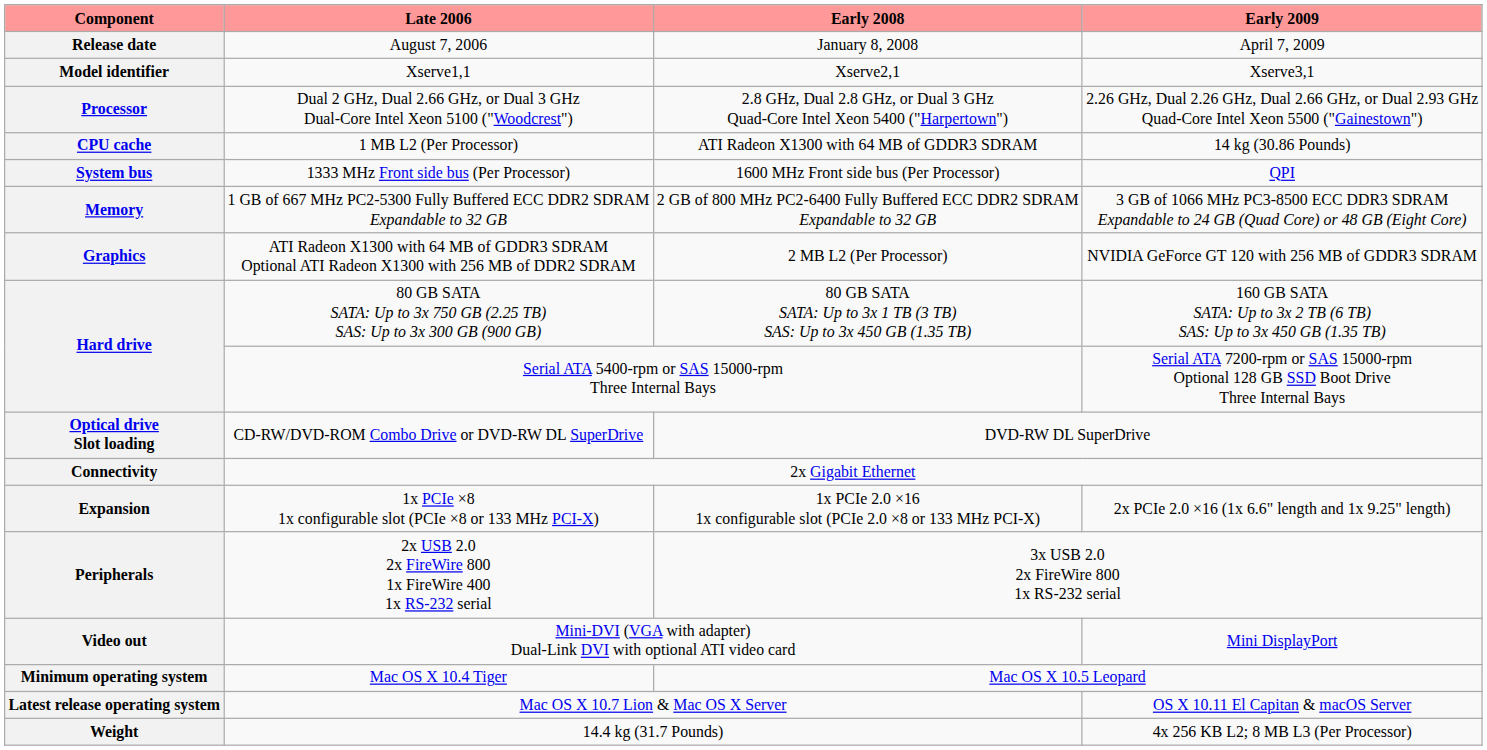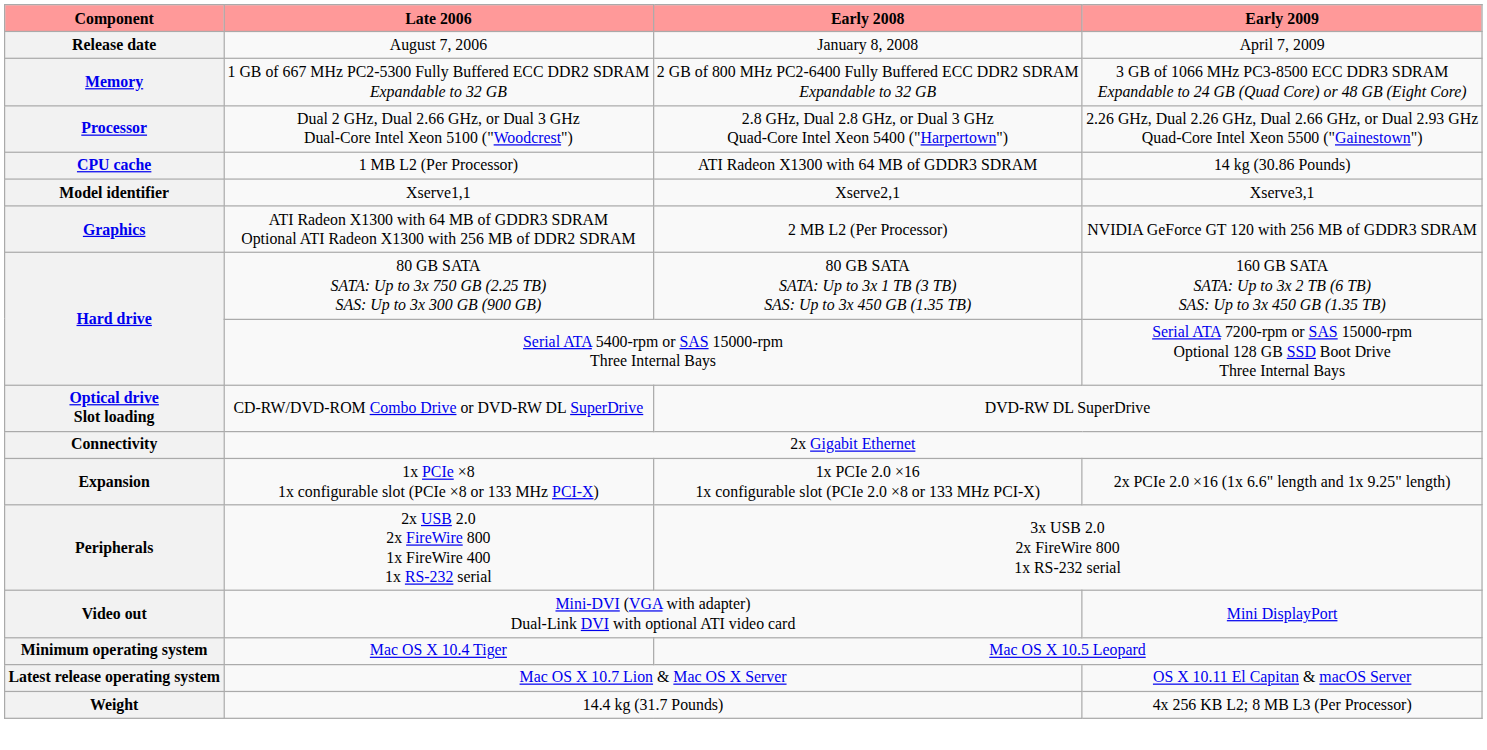rows swapped: (114, 72) <-> (114, 209)
- row: (114, 172)
